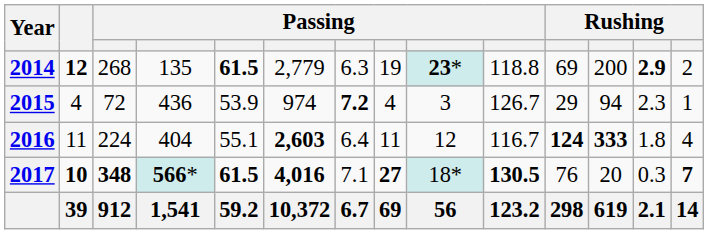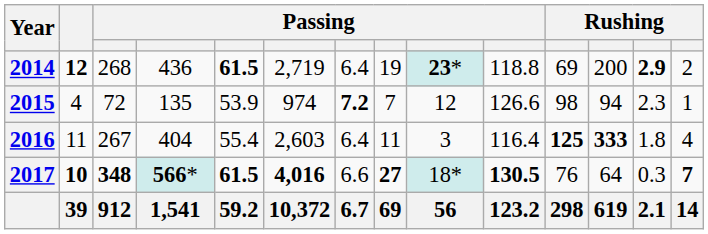(175, 68) 135 -> (175, 68) 436
(299, 68) 2,779 -> (299, 68) 2,719
(355, 68) 6.3 -> (355, 68) 6.4
(175, 103) 436 -> (175, 103) 135
(390, 103) 4 -> (390, 103) 7
(445, 103) 3 -> (445, 103) 12
(514, 103) 126.7 -> (514, 103) 126.6
(567, 103) 29 -> (567, 103) 98
(115, 139) 224 -> (115, 139) 267
(239, 139) 55.1 -> (239, 139) 55.4
(299, 139) bold -> (299, 139) normal
(445, 139) 12 -> (445, 139) 3
(514, 139) 116.7 -> (514, 139) 116.4
(567, 139) 124 -> (567, 139) 125
(355, 174) 7.1 -> (355, 174) 6.6
(611, 174) 20 -> (611, 174) 64
